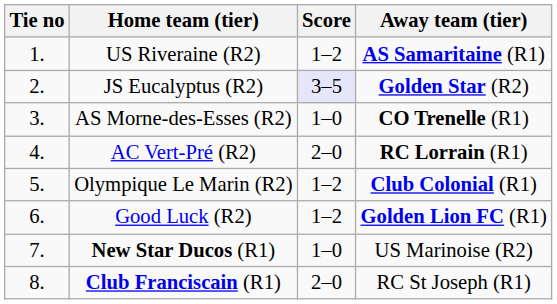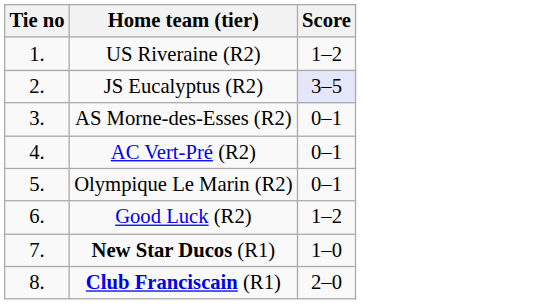- column: (454, 20)
(327, 119) 1–0 -> (327, 119) 0–1
(327, 151) 2–0 -> (327, 151) 0–1
(327, 184) 1–2 -> (327, 184) 0–1
